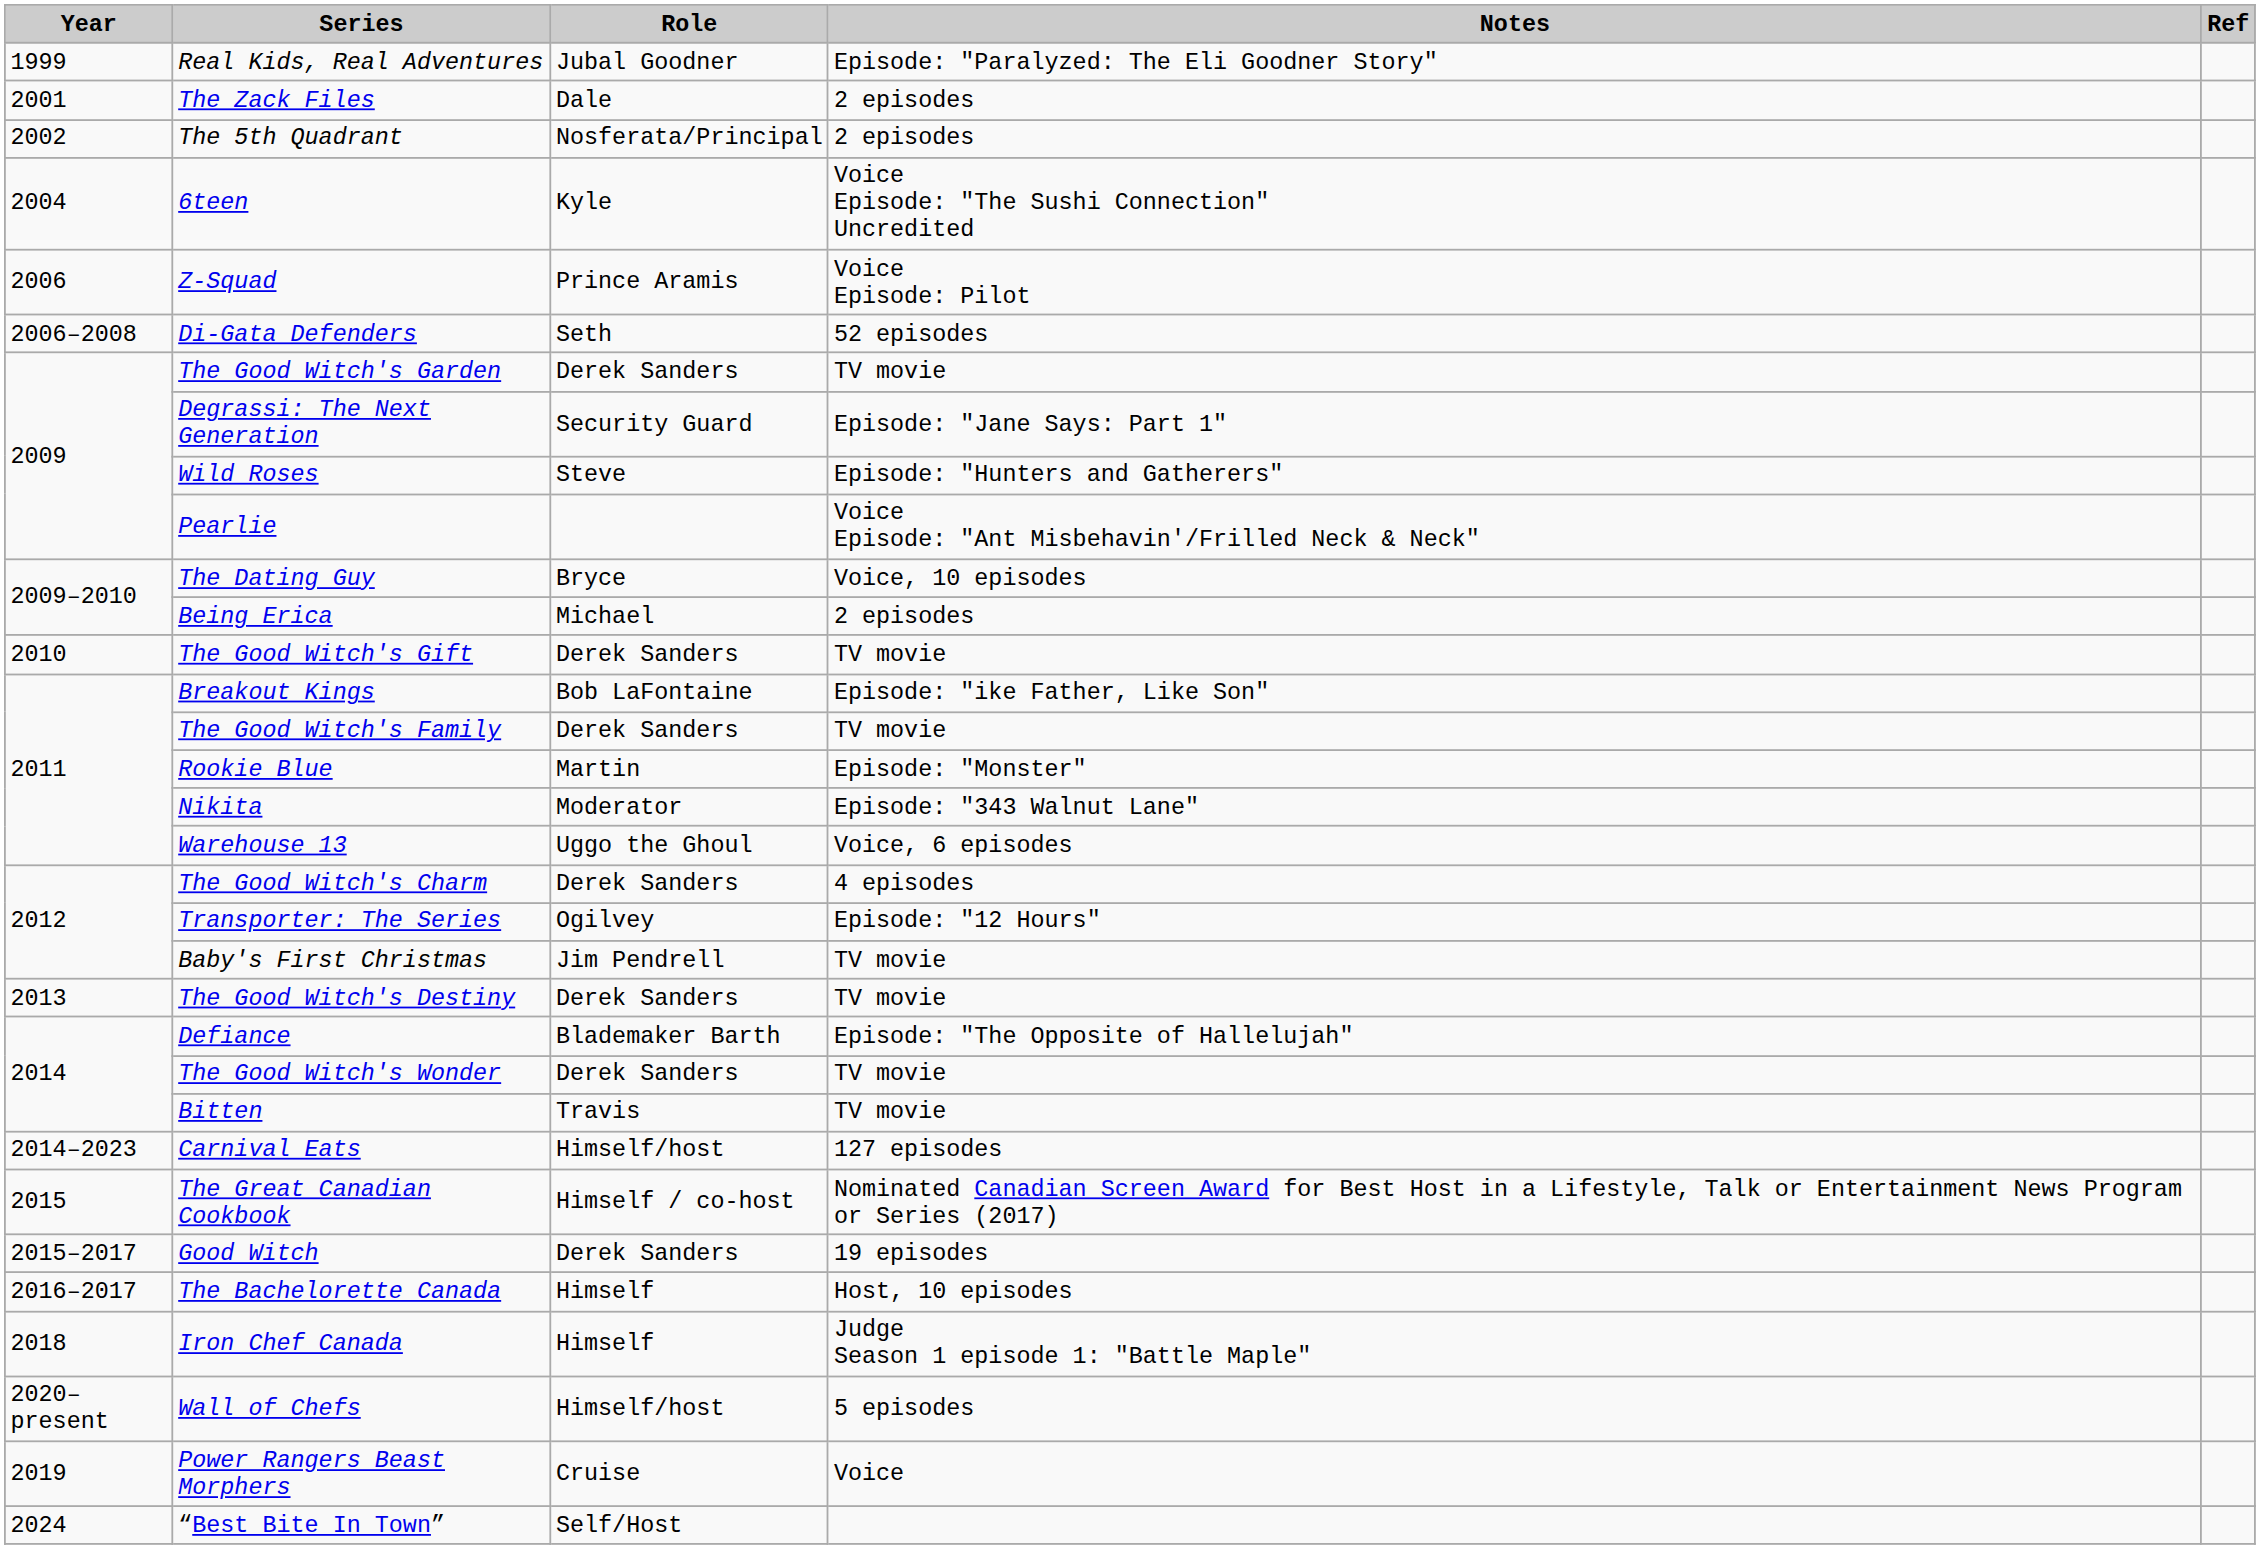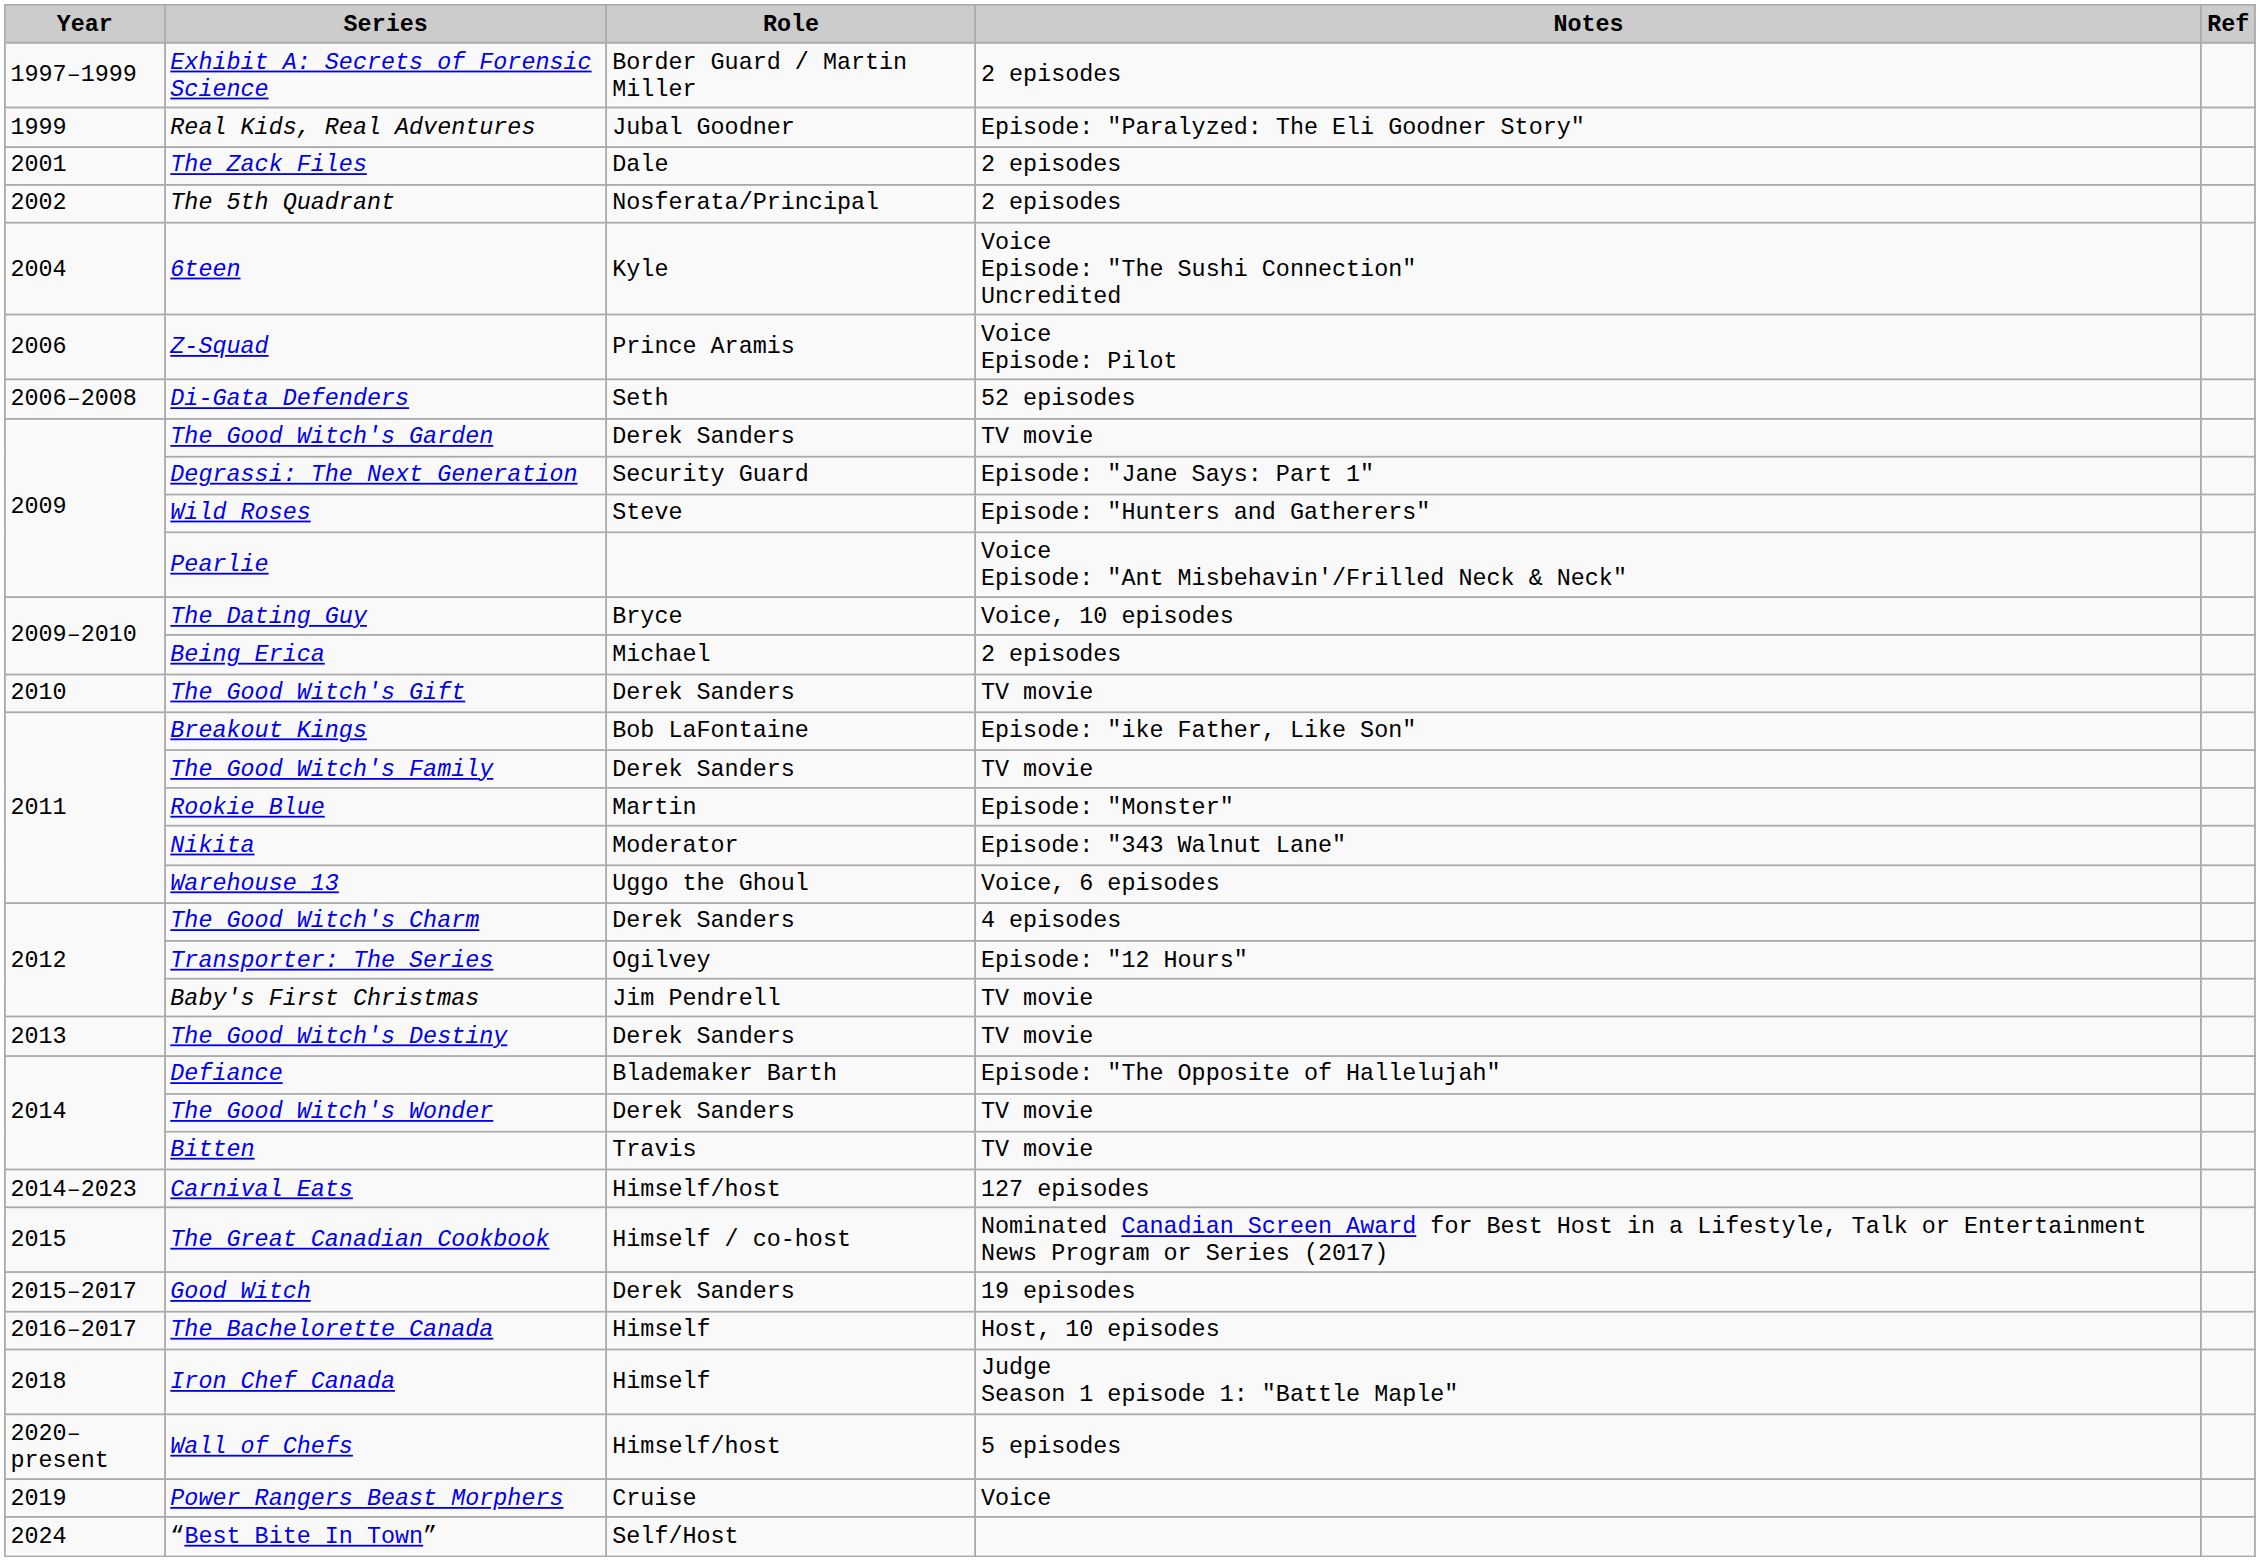+ row: (381, 76)
